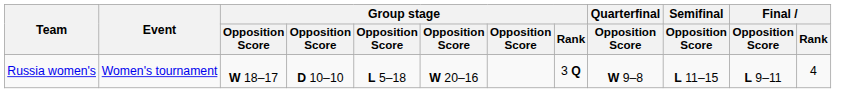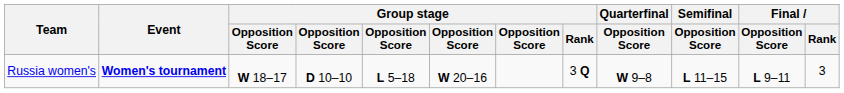(160, 72) normal -> (164, 72) bold
(813, 72) 4 -> (822, 72) 3
